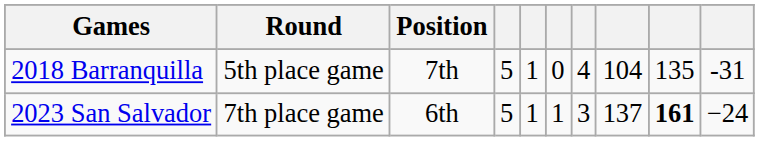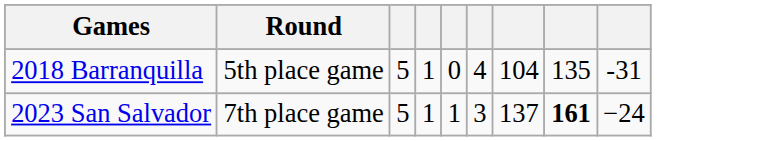- column: (442, 26)
